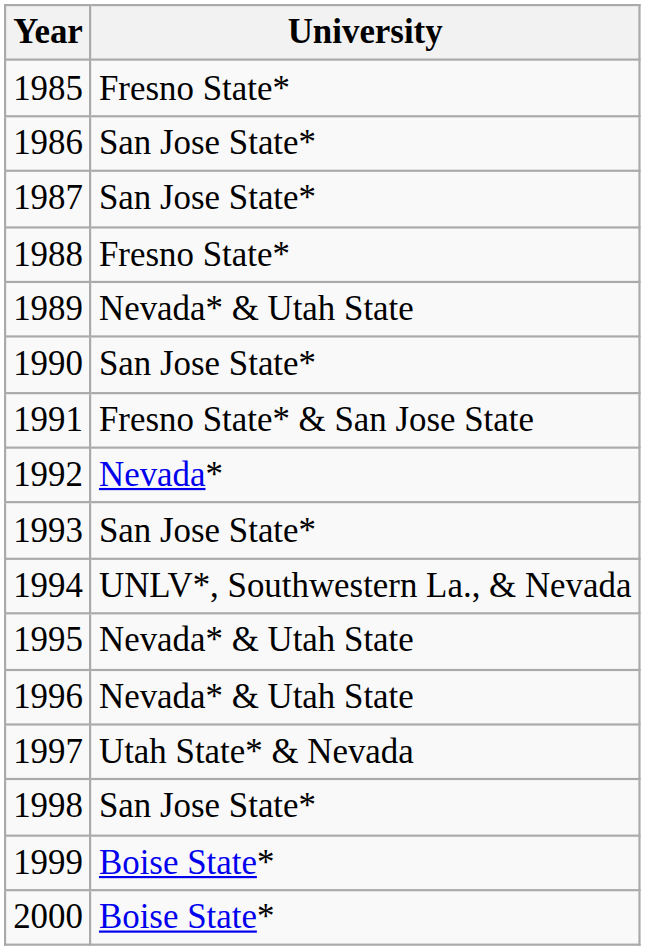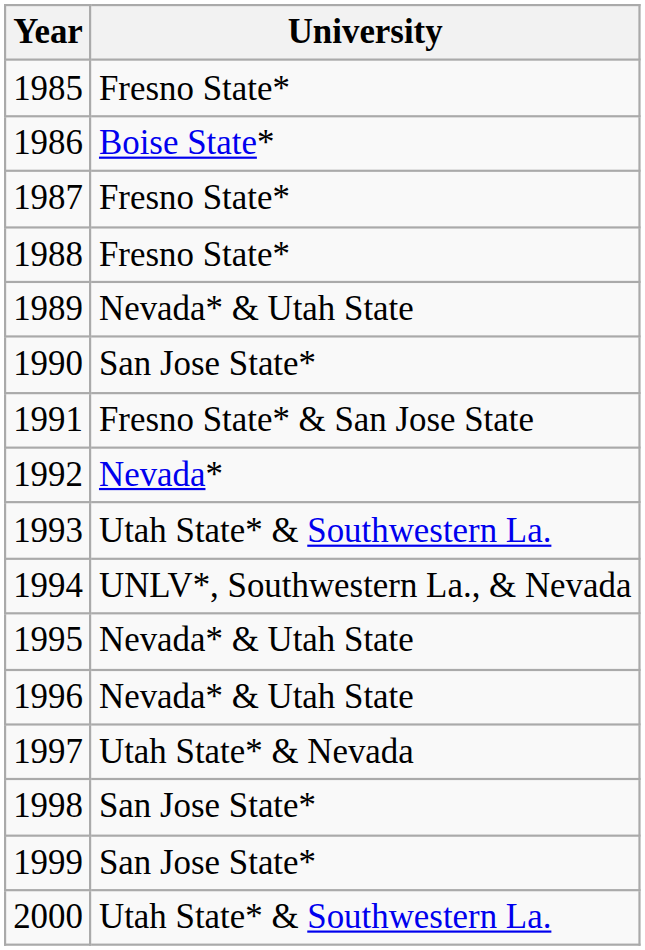(207, 142) San Jose State* -> (187, 142) Boise State*
(207, 198) San Jose State* -> (194, 198) Fresno State*
(207, 530) San Jose State* -> (325, 530) Utah State* & Southwestern La.
(187, 861) Boise State* -> (207, 861) San Jose State*
(187, 917) Boise State* -> (325, 917) Utah State* & Southwestern La.
